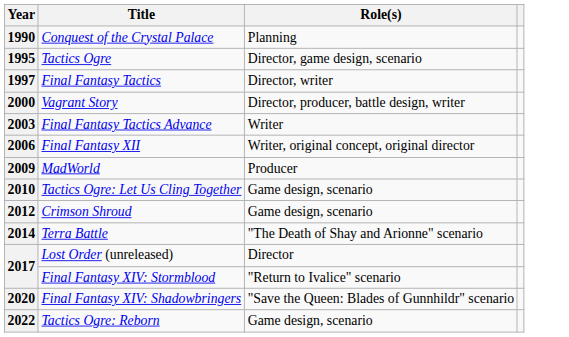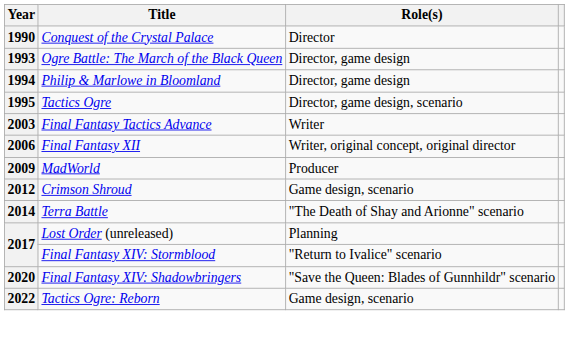(272, 37) Planning -> (312, 37) Director
+ row: (21, 59)
+ row: (21, 80)
- row: (21, 80)
- row: (21, 102)
- row: (21, 189)
(271, 255) Director -> (313, 233) Planning
